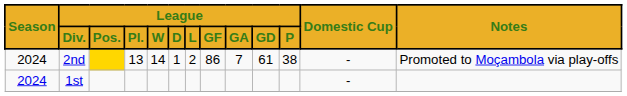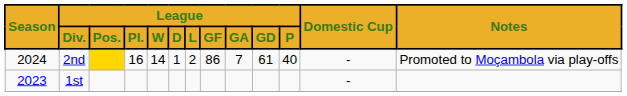(136, 59) 13 -> (136, 59) 16
(290, 59) 38 -> (290, 59) 40
(32, 80) 2024 -> (32, 80) 2023
